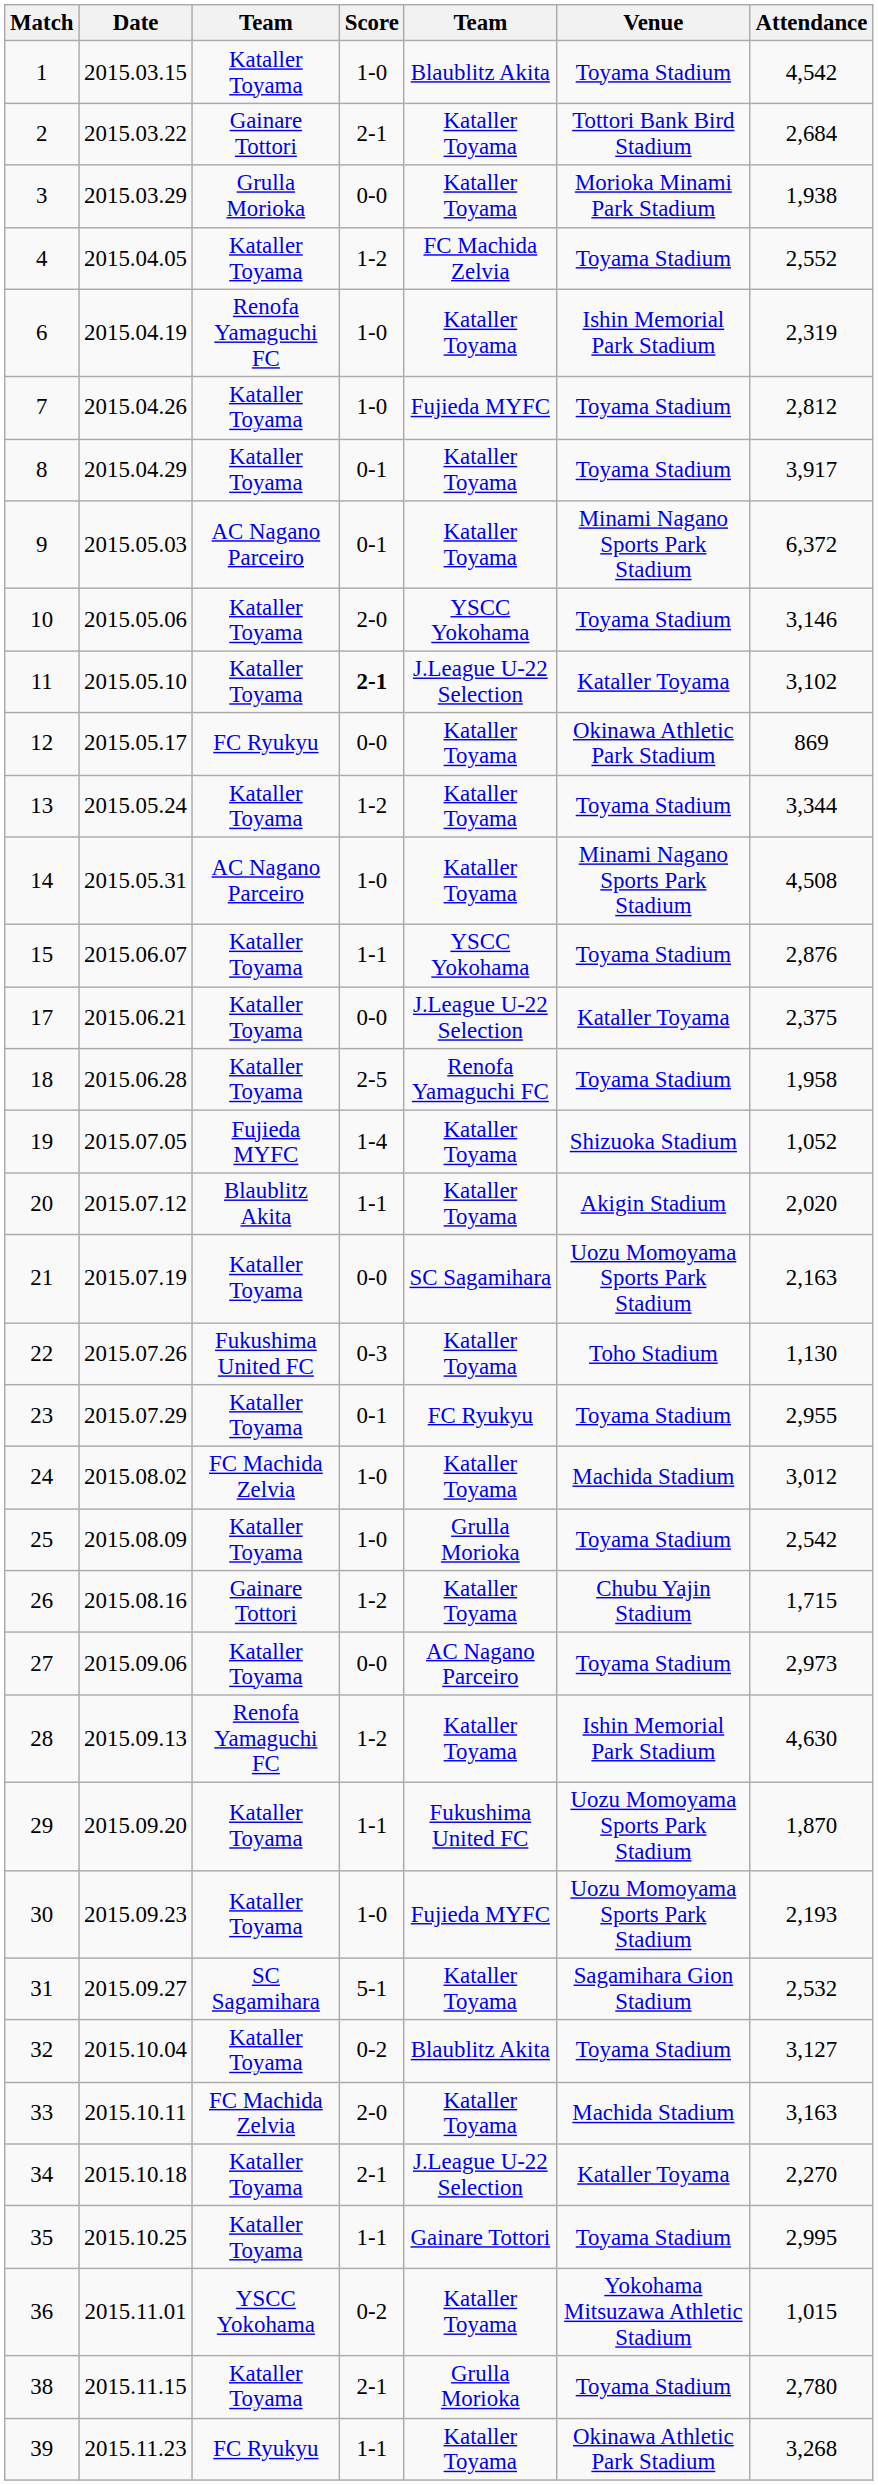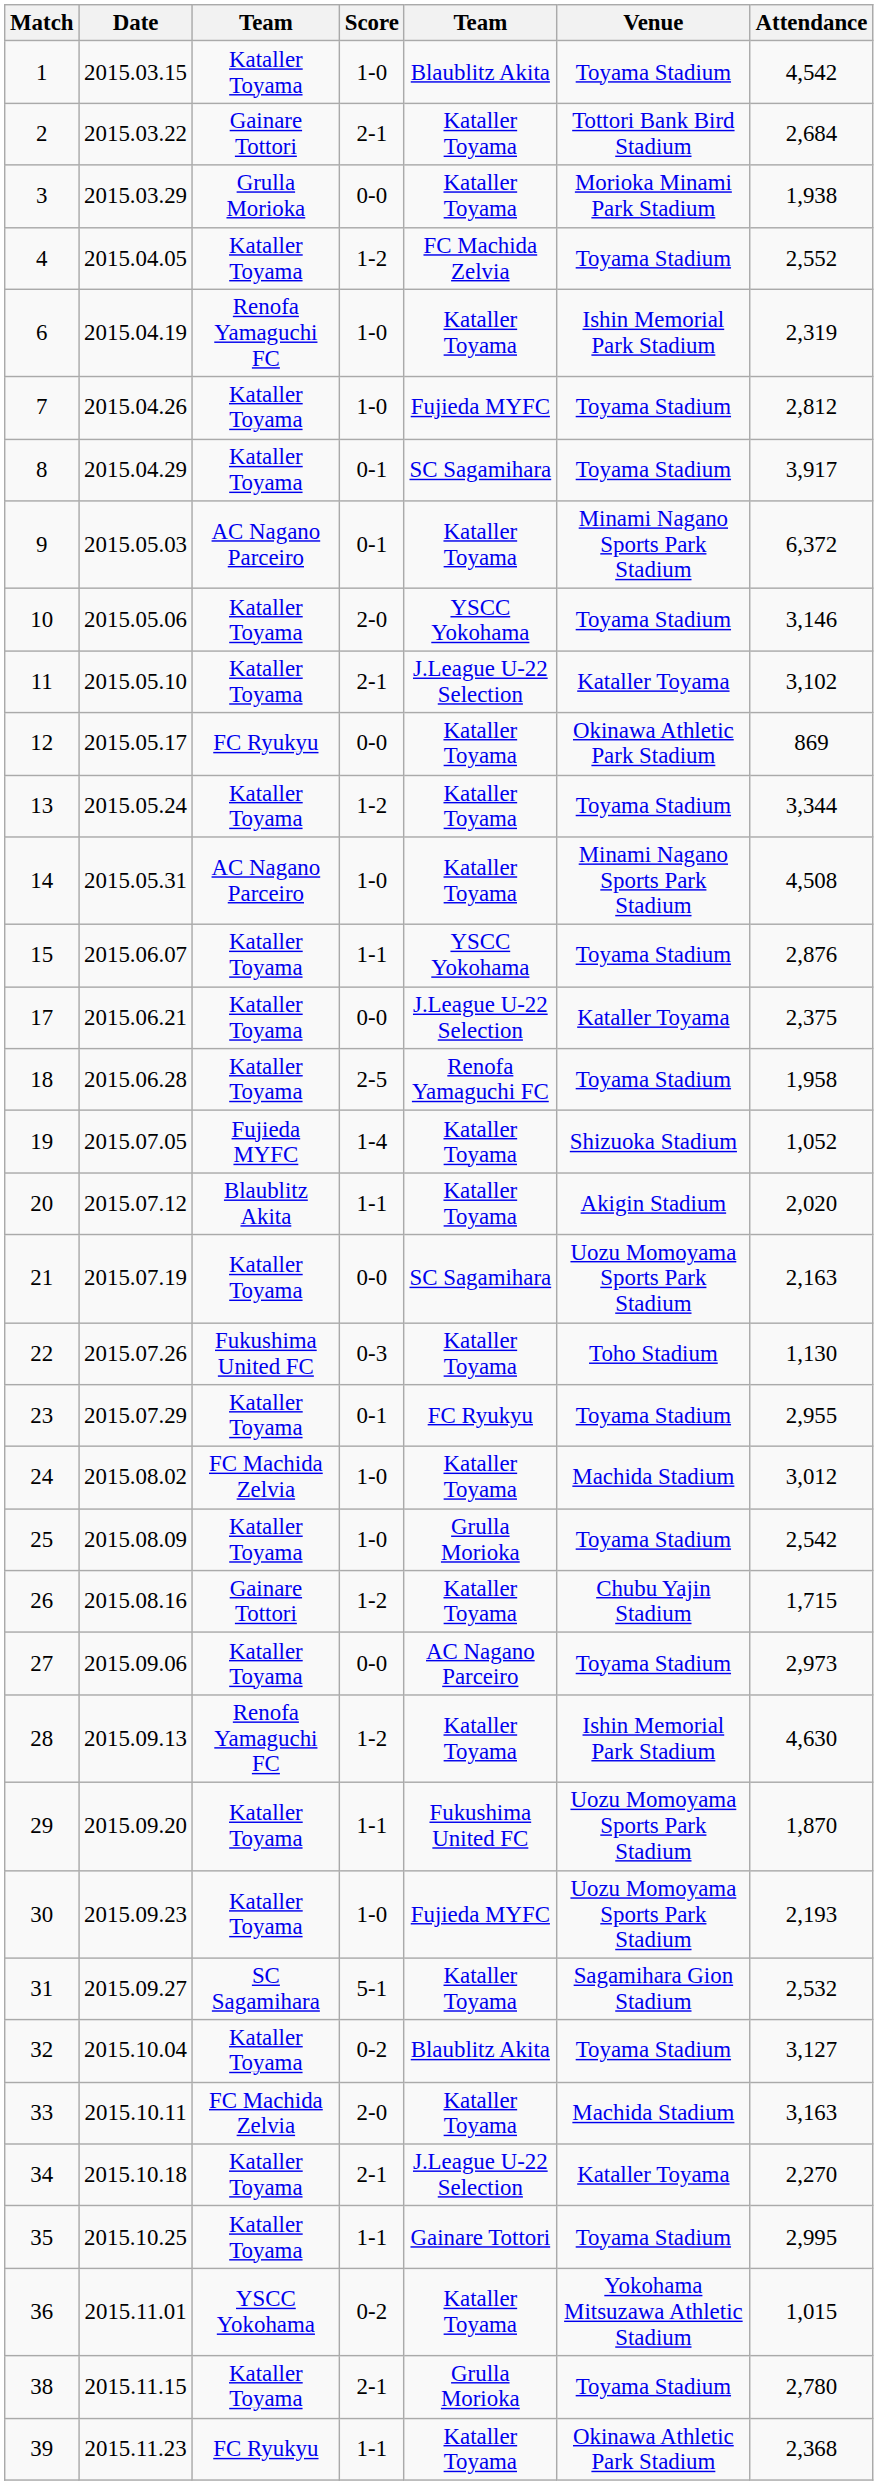(480, 469) Kataller Toyama -> (480, 469) SC Sagamihara
(372, 681) bold -> (372, 681) normal
(812, 2448) 3,268 -> (812, 2448) 2,368
